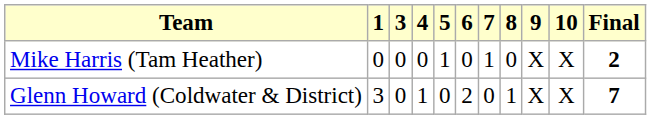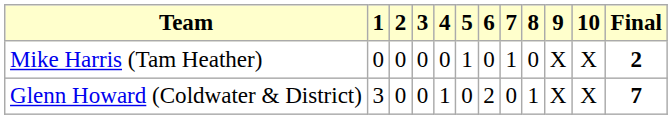+ column: (400, 22)
